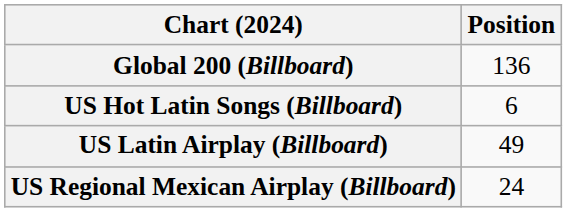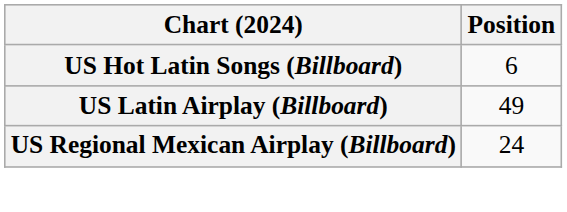- row: (233, 65)
